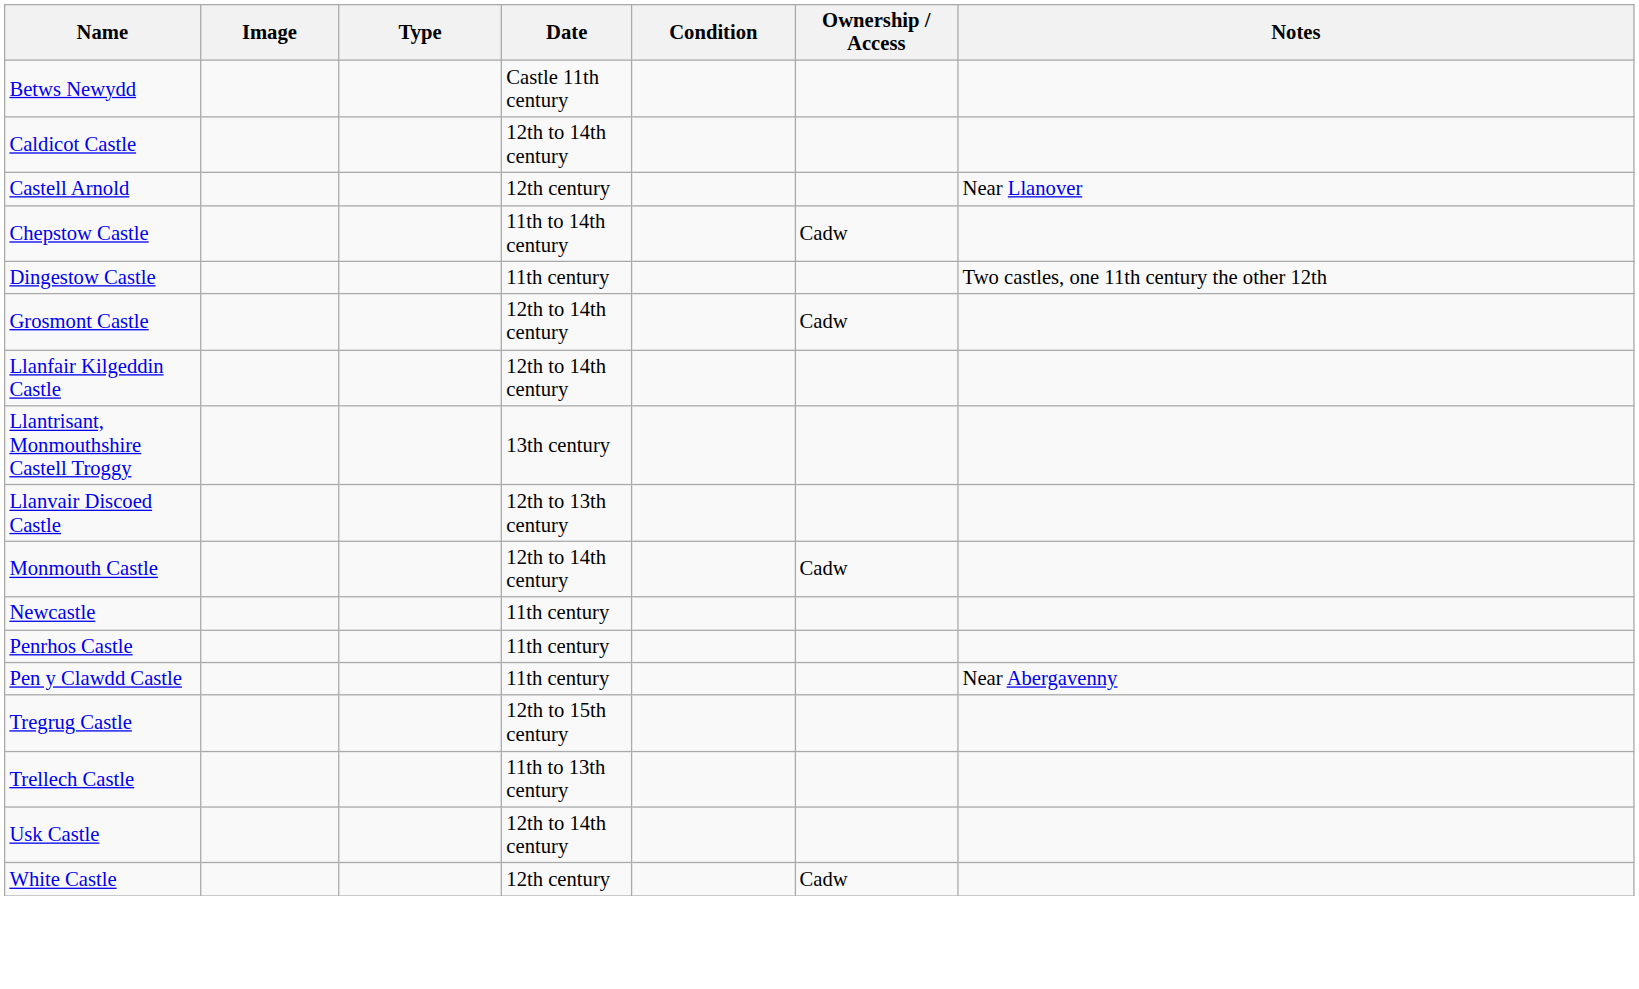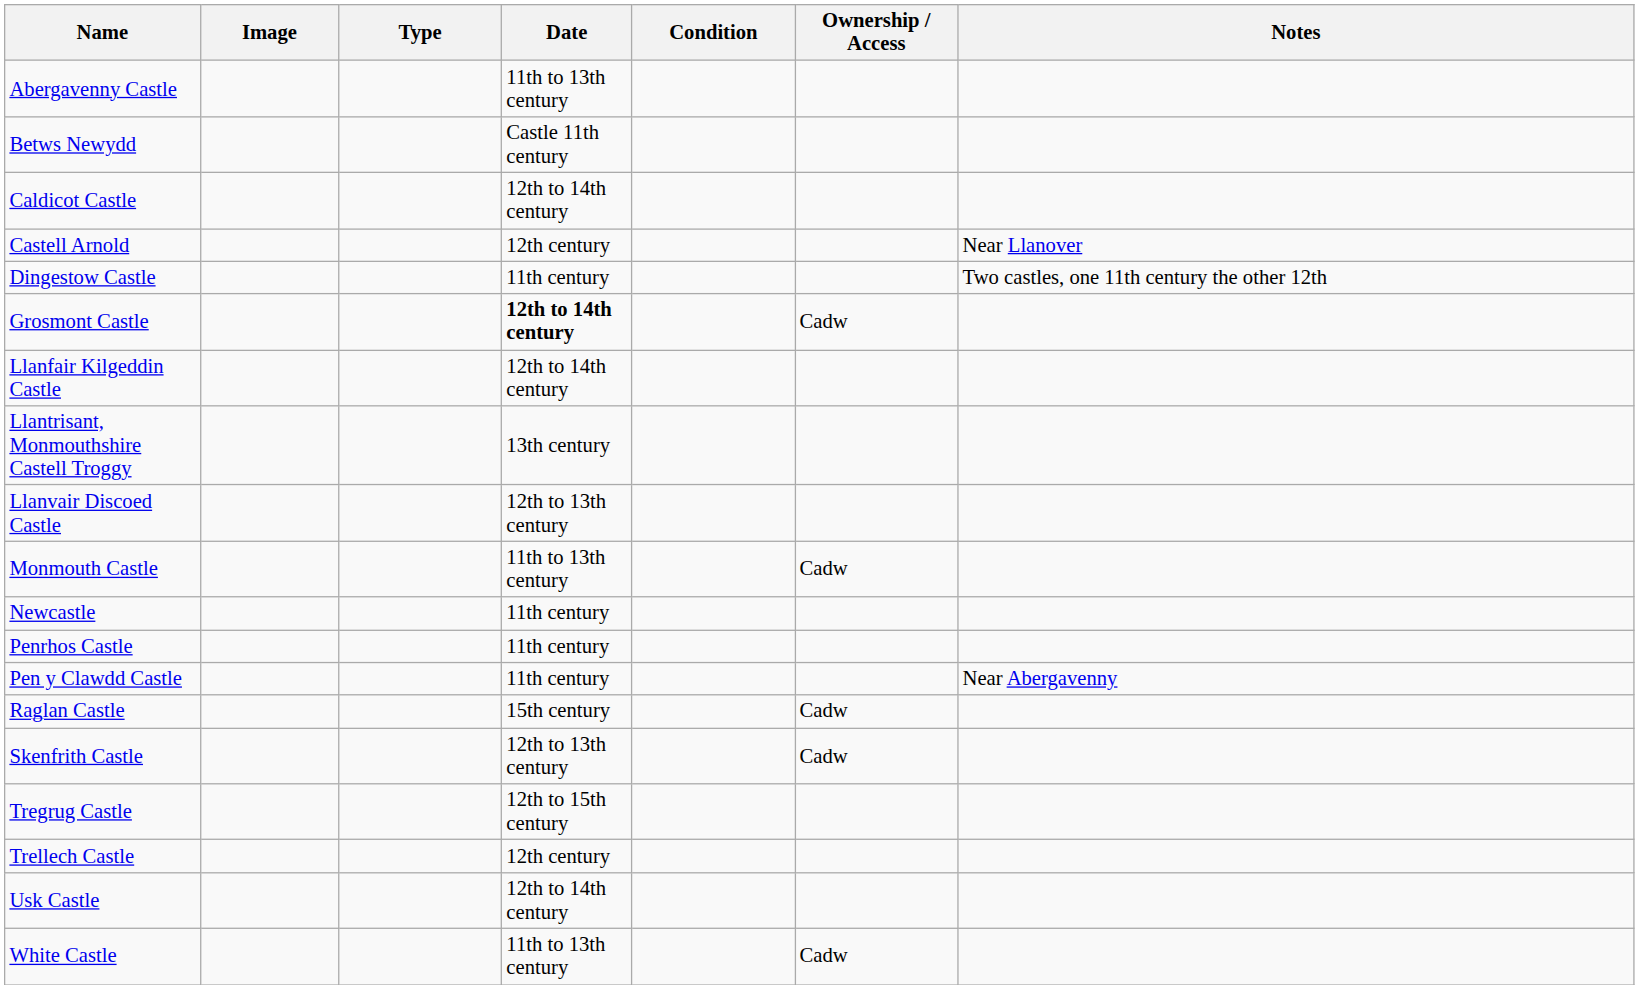+ row: (93, 88)
- row: (79, 233)
(556, 321) normal -> (559, 321) bold
(556, 568) 12th to 14th century -> (556, 568) 11th to 13th century
+ row: (67, 711)
+ row: (76, 755)
(556, 778) 11th to 13th century -> (558, 855) 12th century
(558, 879) 12th century -> (556, 956) 11th to 13th century
